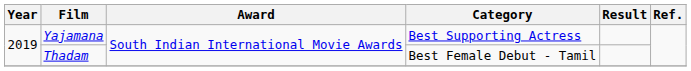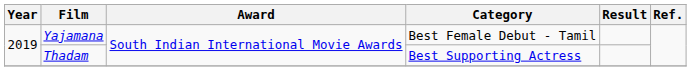(495, 35) Best Supporting Actress -> (502, 35) Best Female Debut - Tamil
(502, 55) Best Female Debut - Tamil -> (495, 55) Best Supporting Actress
